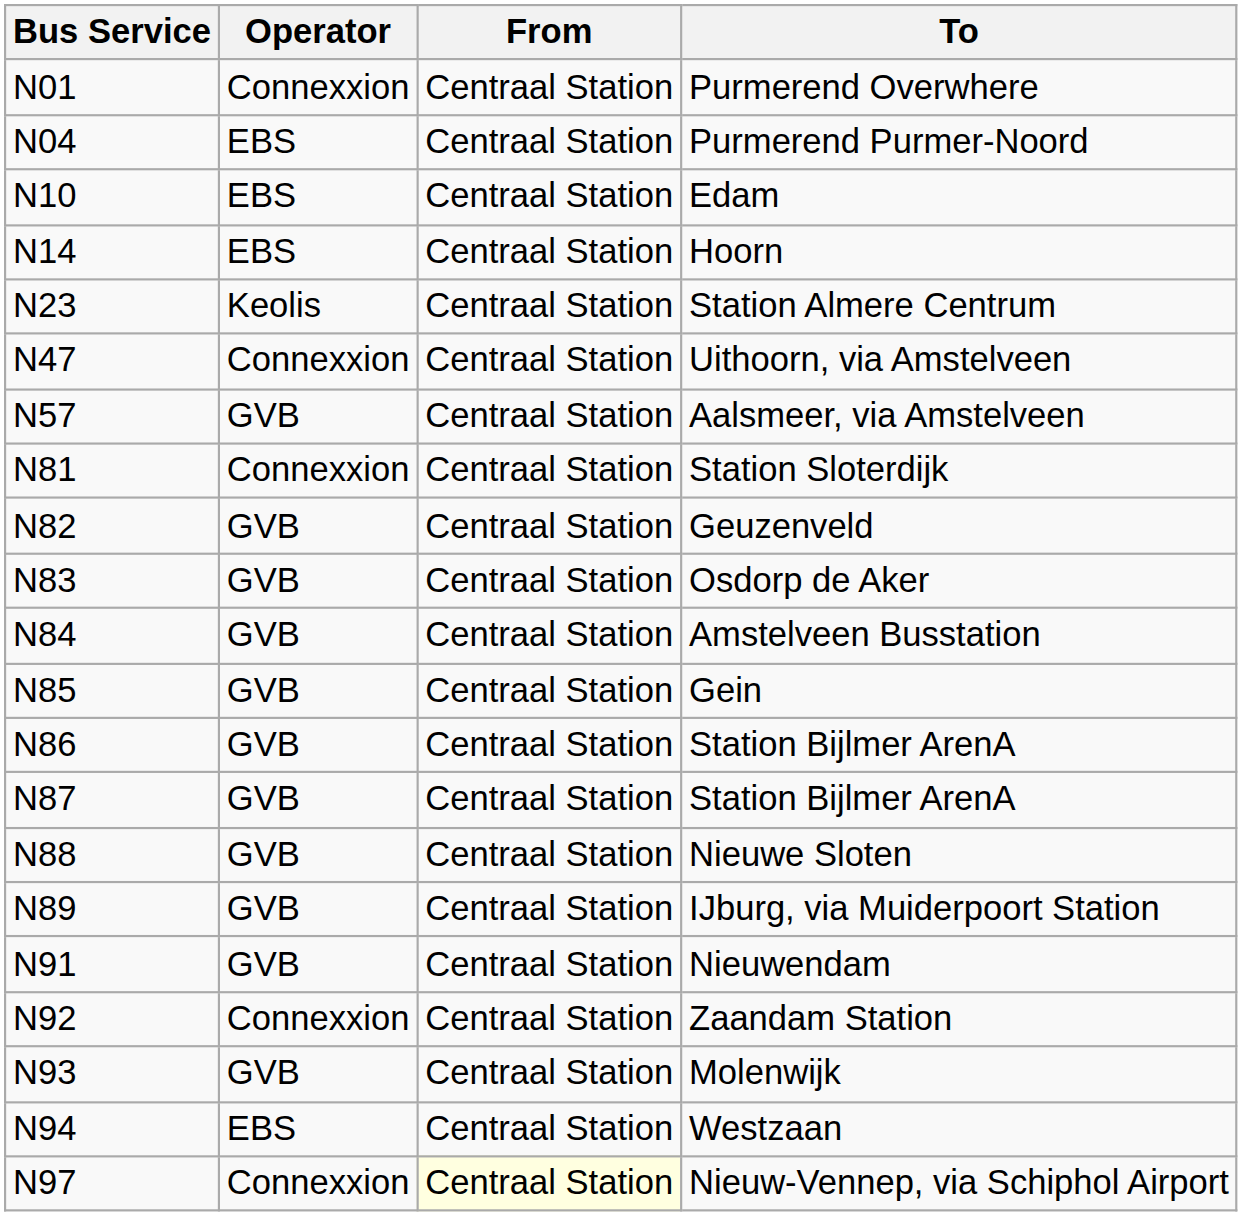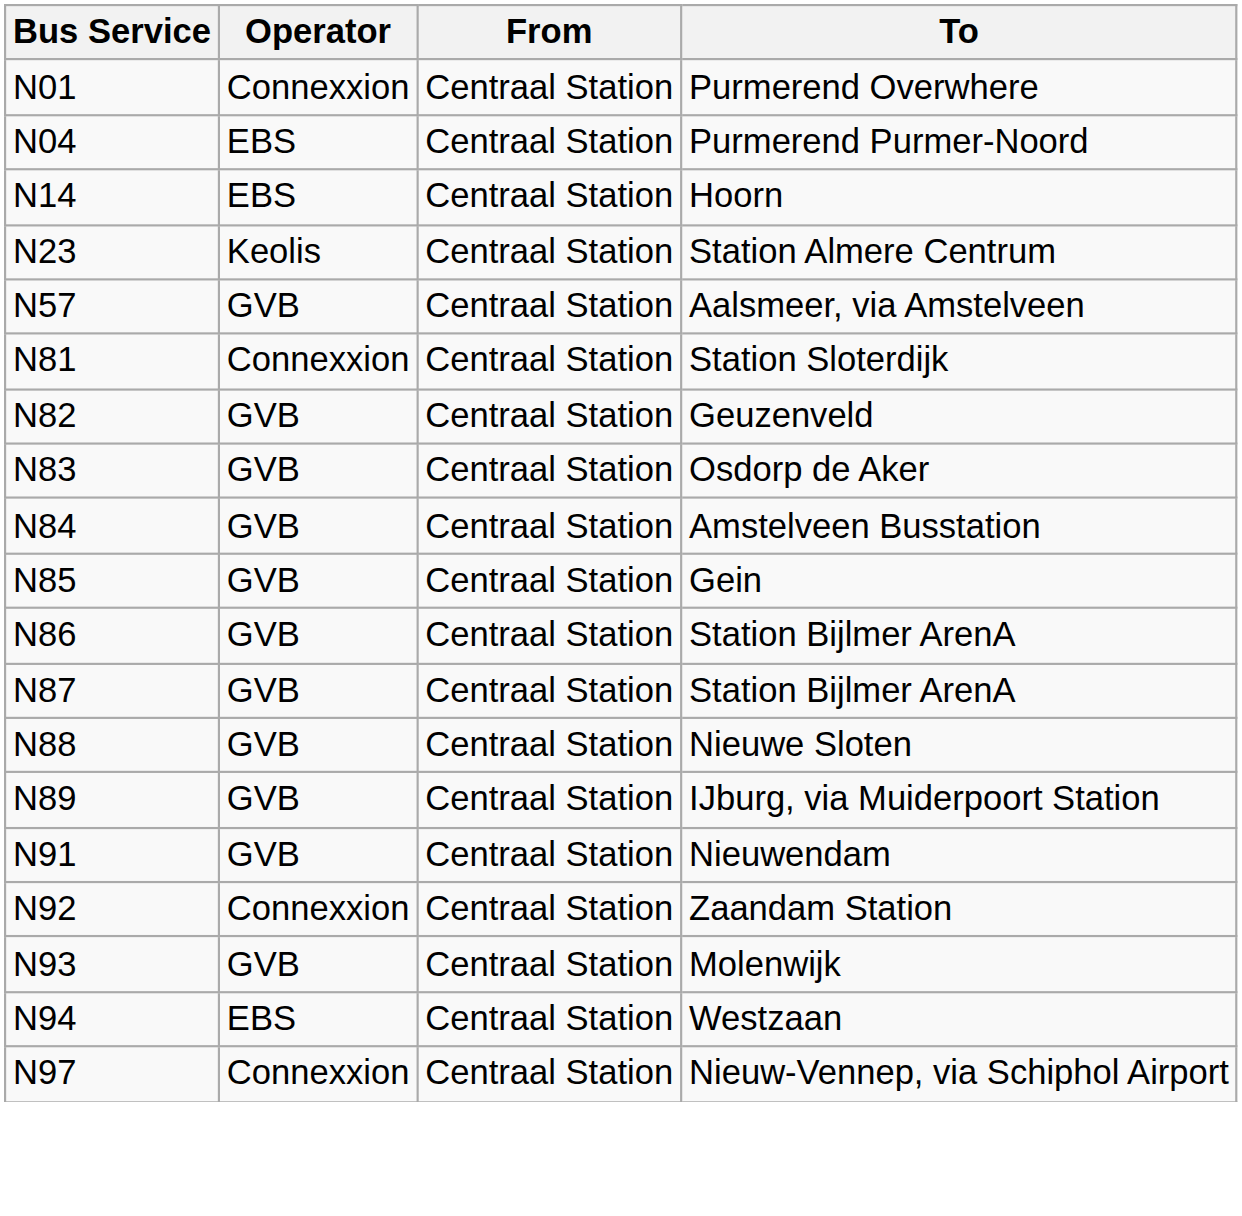- row: (45, 196)
- row: (45, 360)
(549, 1182) lightyellow background -> (549, 1073) no background
